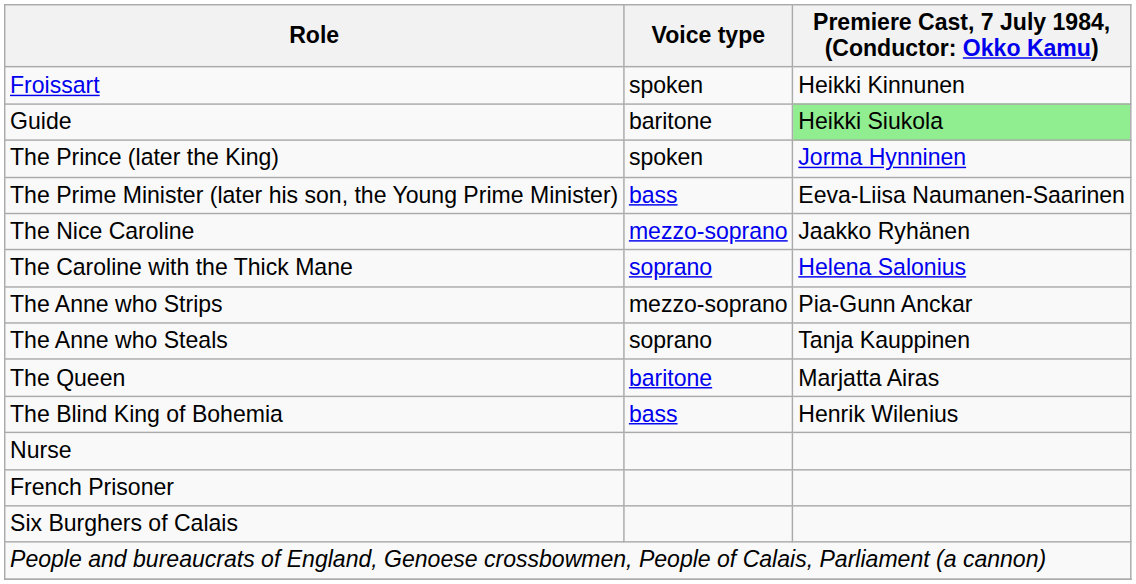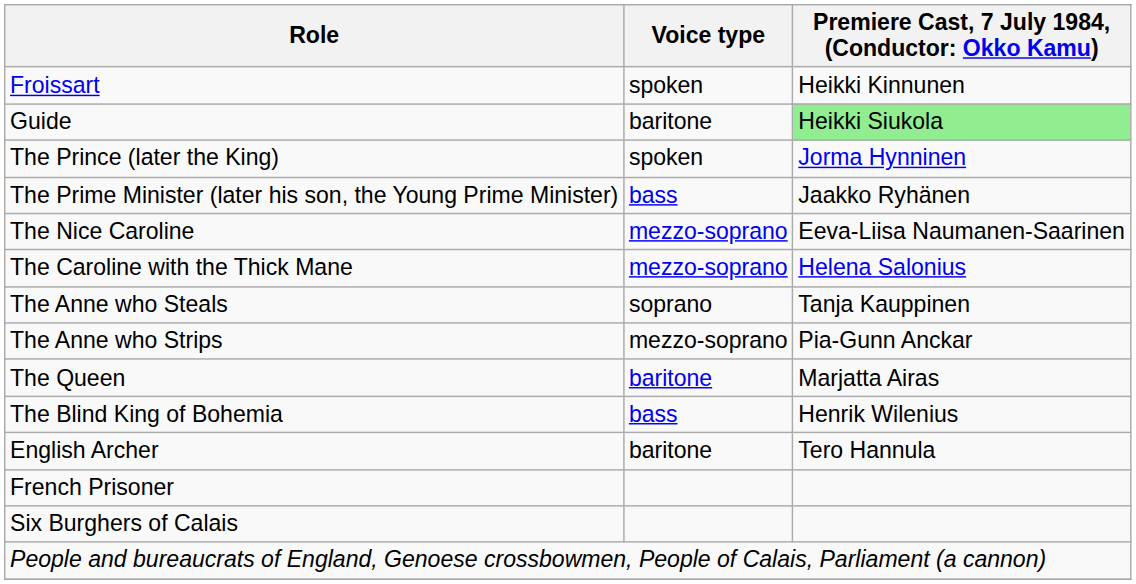(962, 194) Eeva-Liisa Naumanen-Saarinen -> (884, 194) Jaakko Ryhänen
(884, 231) Jaakko Ryhänen -> (962, 231) Eeva-Liisa Naumanen-Saarinen
(671, 267) soprano -> (708, 267) mezzo-soprano
rows swapped: (119, 341) <-> (116, 304)
- row: (41, 450)
+ row: (84, 450)
